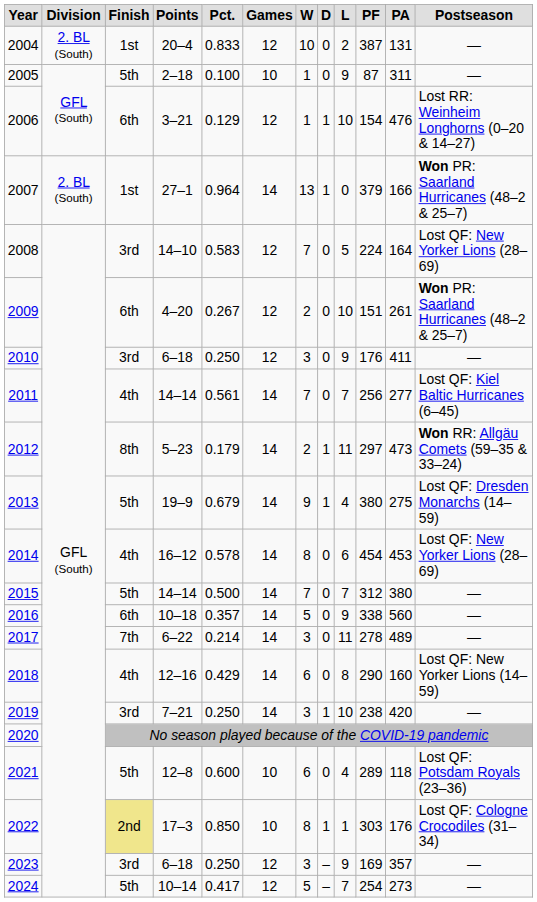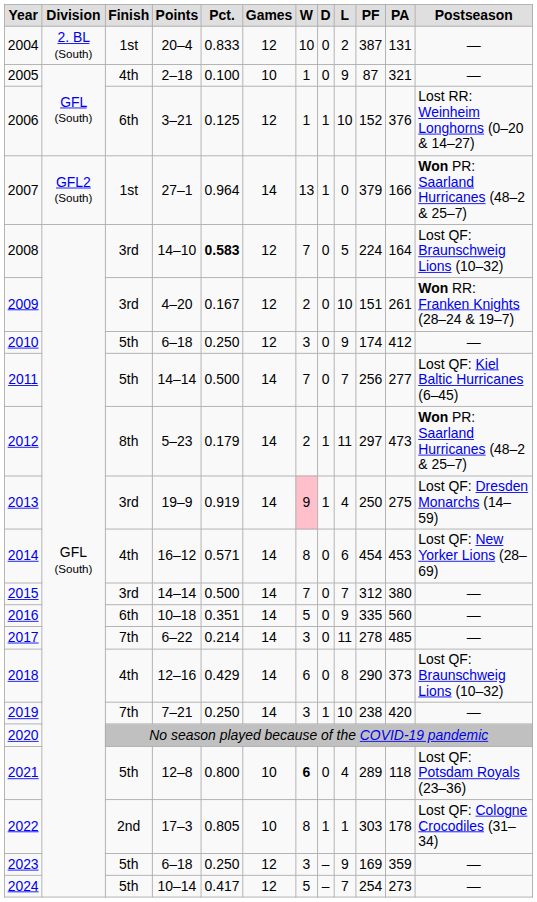(129, 75) 5th -> (129, 75) 4th
(401, 75) 311 -> (400, 75) 321
(222, 120) 0.129 -> (222, 120) 0.125
(371, 120) 154 -> (371, 120) 152
(401, 120) 476 -> (400, 120) 376
(74, 189) 2. BL (South) -> (73, 189) GFL2 (South)
(222, 251) normal -> (222, 251) bold
(473, 251) Lost QF: New Yorker Lions (28–69) -> (462, 251) Lost QF: Braunschweig Lions (10–32)
(129, 312) 6th -> (129, 304) 3rd
(222, 312) 0.267 -> (222, 304) 0.167
(472, 312) Won PR: Saarland Hurricanes (48–2 & 25–7) -> (469, 304) Won RR: Franken Knights (28–24 & 19–7)
(129, 357) 3rd -> (129, 342) 5th
(371, 357) 176 -> (371, 342) 174
(401, 357) 411 -> (400, 342) 412
(129, 395) 4th -> (129, 380) 5th
(222, 395) 0.561 -> (222, 380) 0.500
(473, 449) Won RR: Allgäu Comets (59–35 & 33–24) -> (472, 441) Won PR: Saarland Hurricanes (48–2 & 25–7)
(129, 502) 5th -> (129, 502) 3rd
(222, 502) 0.679 -> (222, 502) 0.919
(307, 502) no background -> (306, 502) pink background
(371, 502) 380 -> (371, 502) 250
(222, 555) 0.578 -> (222, 555) 0.571
(129, 593) 5th -> (129, 593) 3rd
(222, 615) 0.357 -> (222, 615) 0.351
(371, 615) 338 -> (371, 615) 335
(401, 637) 489 -> (400, 637) 485
(401, 675) 160 -> (400, 675) 373
(473, 675) Lost QF: New Yorker Lions (14–59) -> (462, 675) Lost QF: Braunschweig Lions (10–32)
(129, 713) 3rd -> (129, 713) 7th
(222, 773) 0.600 -> (222, 773) 0.800
(307, 773) normal -> (306, 773) bold
(129, 826) khaki background -> (129, 826) no background
(222, 826) 0.850 -> (222, 826) 0.805
(401, 826) 176 -> (400, 826) 178
(129, 864) 3rd -> (129, 864) 5th
(401, 864) 357 -> (400, 864) 359
